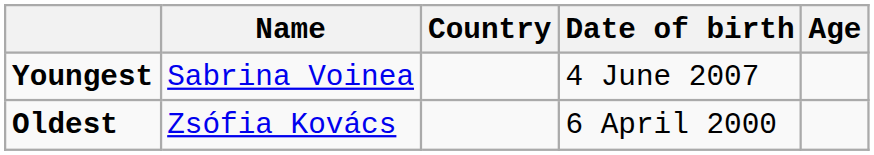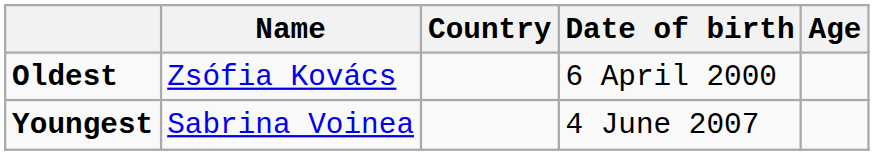rows swapped: (83, 77) <-> (65, 125)
